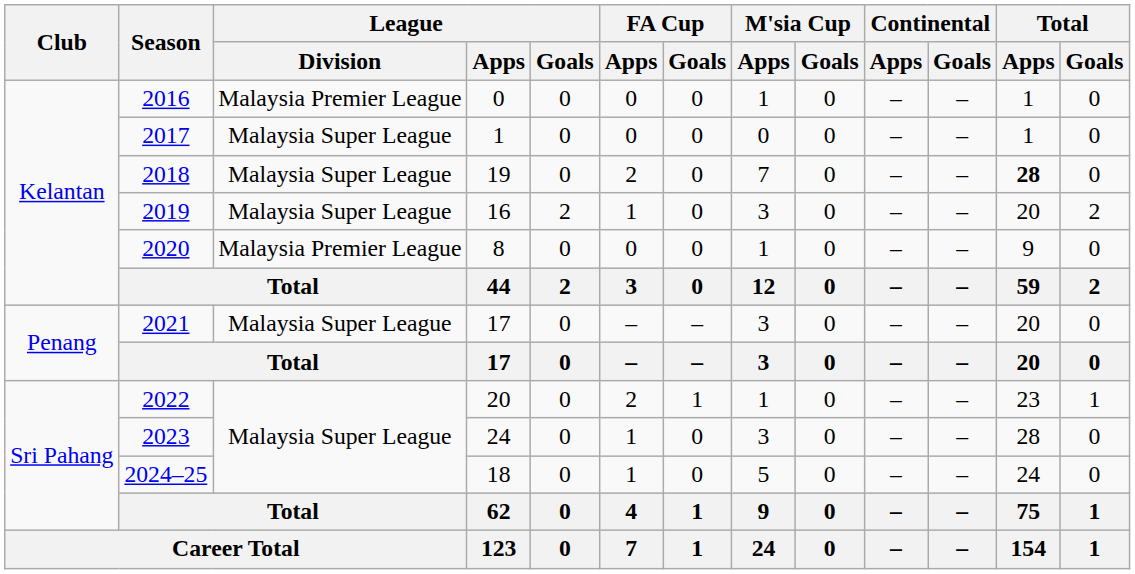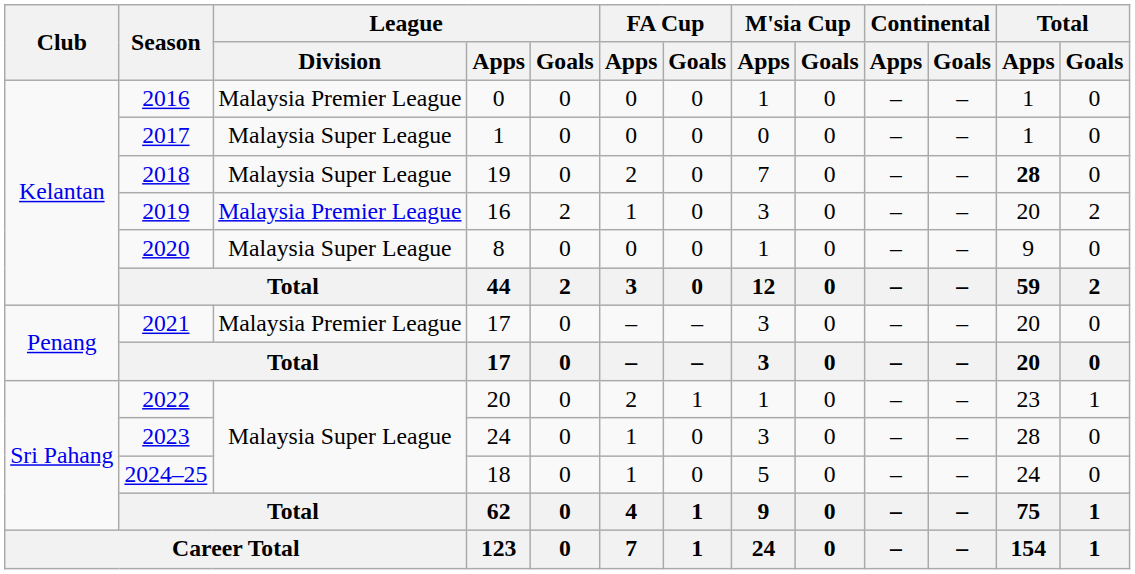(340, 211) Malaysia Super League -> (340, 211) Malaysia Premier League
(340, 248) Malaysia Premier League -> (340, 248) Malaysia Super League
(340, 323) Malaysia Super League -> (340, 323) Malaysia Premier League
